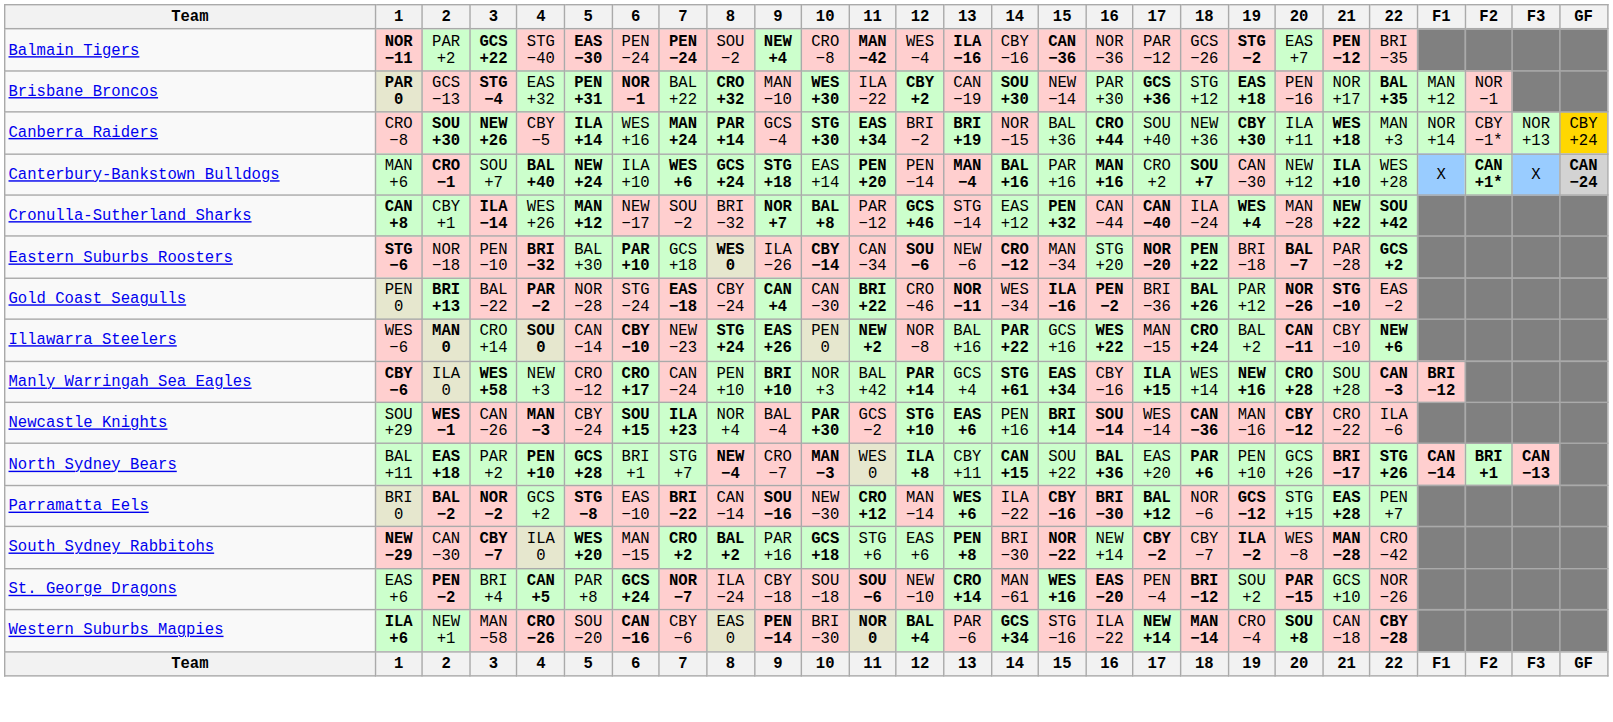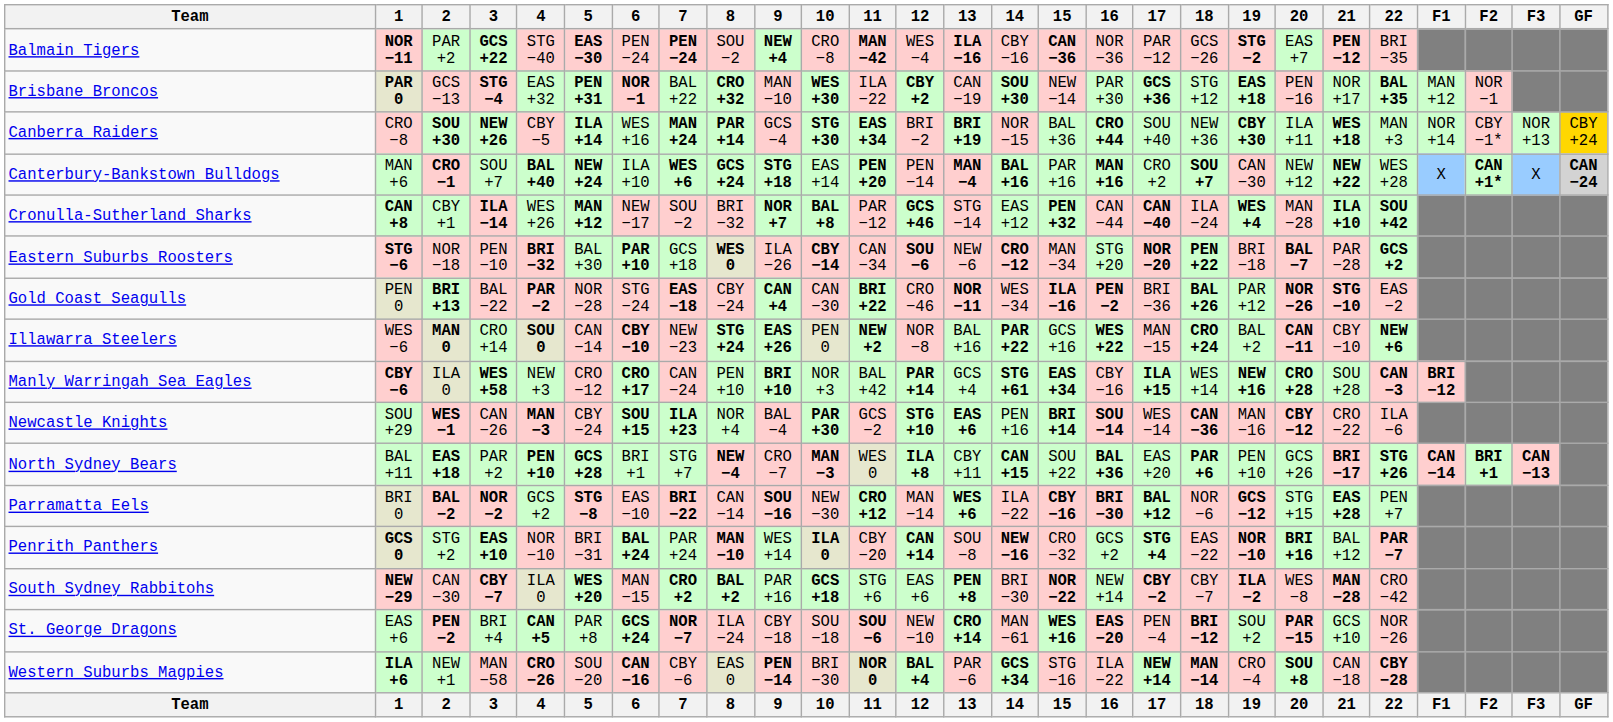(1346, 174) ILA +10 -> (1346, 174) NEW +22
(1346, 216) NEW +22 -> (1346, 216) ILA +10
+ row: (83, 548)
